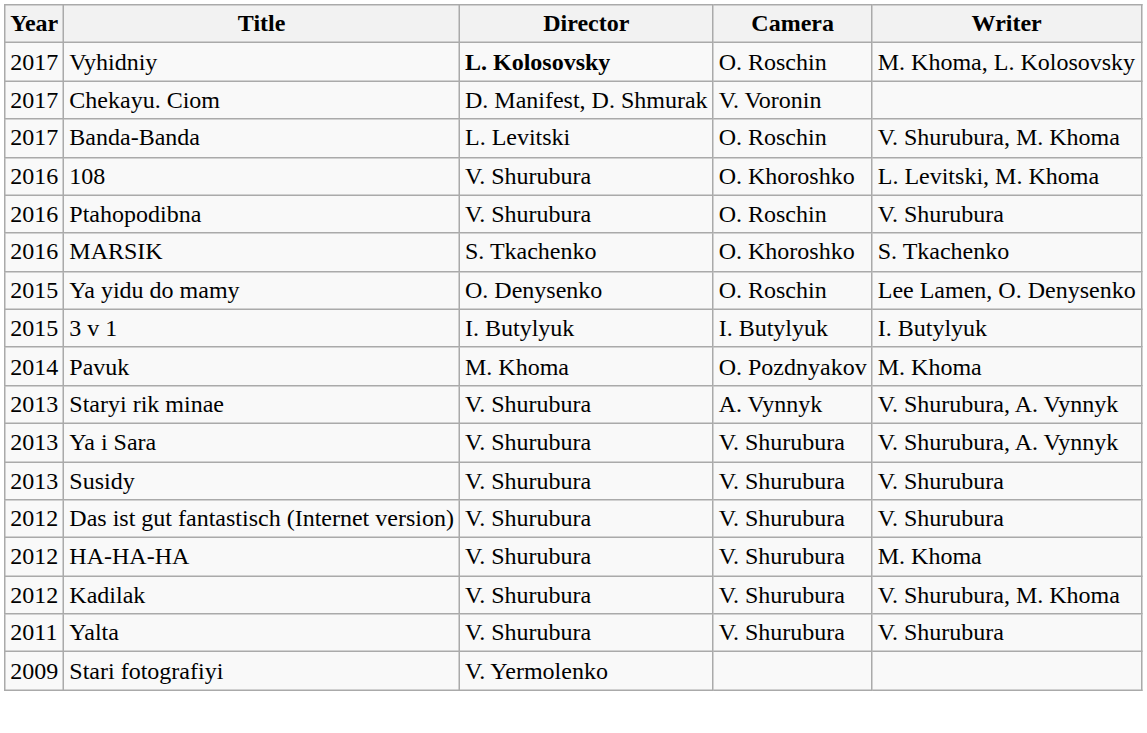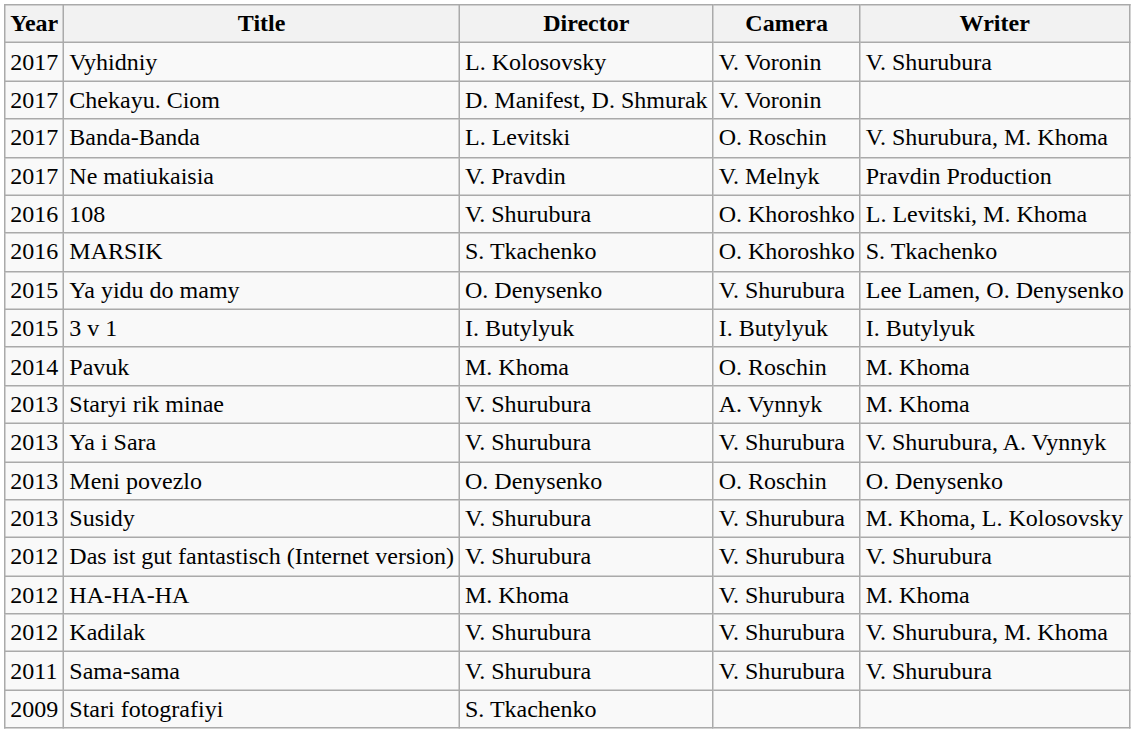(538, 61) bold -> (536, 61) normal
(773, 61) O. Roschin -> (770, 61) V. Voronin
(1006, 61) M. Khoma, L. Kolosovsky -> (929, 61) V. Shurubura
+ row: (142, 175)
- row: (135, 213)
(773, 289) O. Roschin -> (782, 289) V. Shurubura
(793, 366) O. Pozdnyakov -> (773, 366) O. Roschin
(998, 404) V. Shurubura, A. Vynnyk -> (918, 404) M. Khoma
+ row: (136, 480)
(941, 480) V. Shurubura -> (994, 518) M. Khoma, L. Kolosovsky
(528, 556) V. Shurubura -> (517, 594) M. Khoma
+ row: (125, 670)
- row: (94, 632)
(536, 670) V. Yermolenko -> (531, 708) S. Tkachenko
